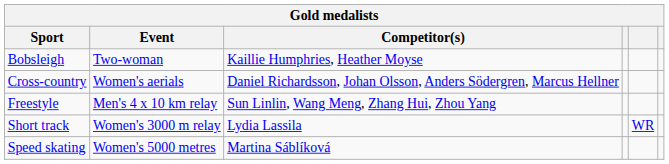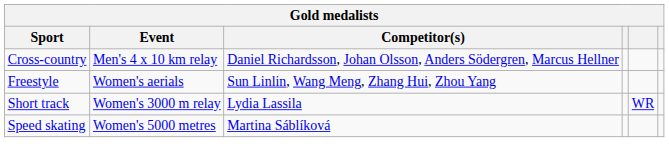- row: (36, 59)
(138, 81) Women's aerials -> (155, 59) Men's 4 x 10 km relay
(155, 103) Men's 4 x 10 km relay -> (138, 81) Women's aerials
